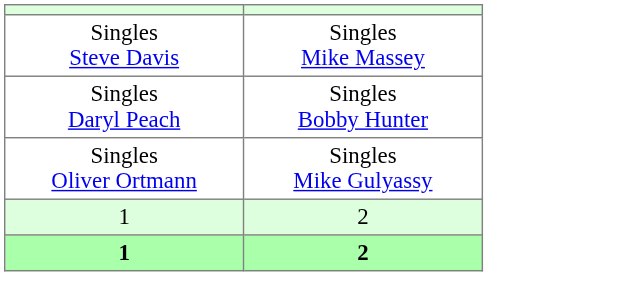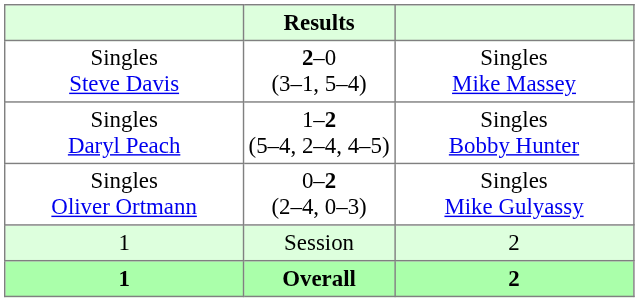+ column: (319, 22)
